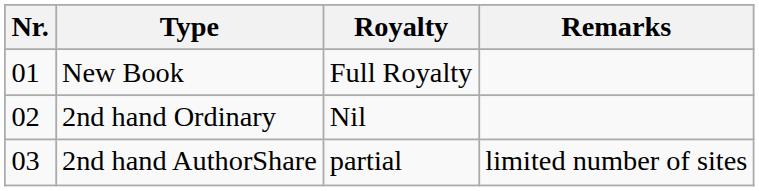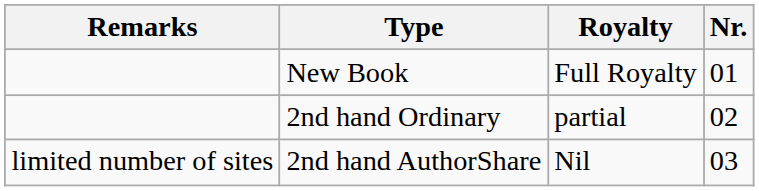columns swapped: (30, 26) <-> (616, 26)
(348, 116) Nil -> (590, 116) partial
(366, 161) partial -> (572, 161) Nil
